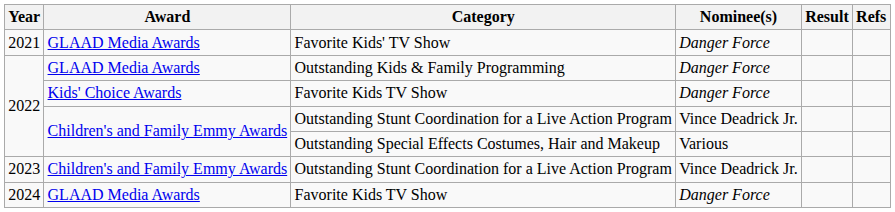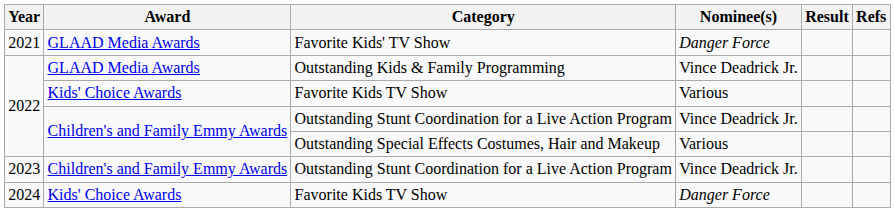(724, 67) Danger Force -> (739, 67) Vince Deadrick Jr.
(724, 93) Danger Force -> (704, 93) Various
(124, 194) GLAAD Media Awards -> (114, 194) Kids' Choice Awards
